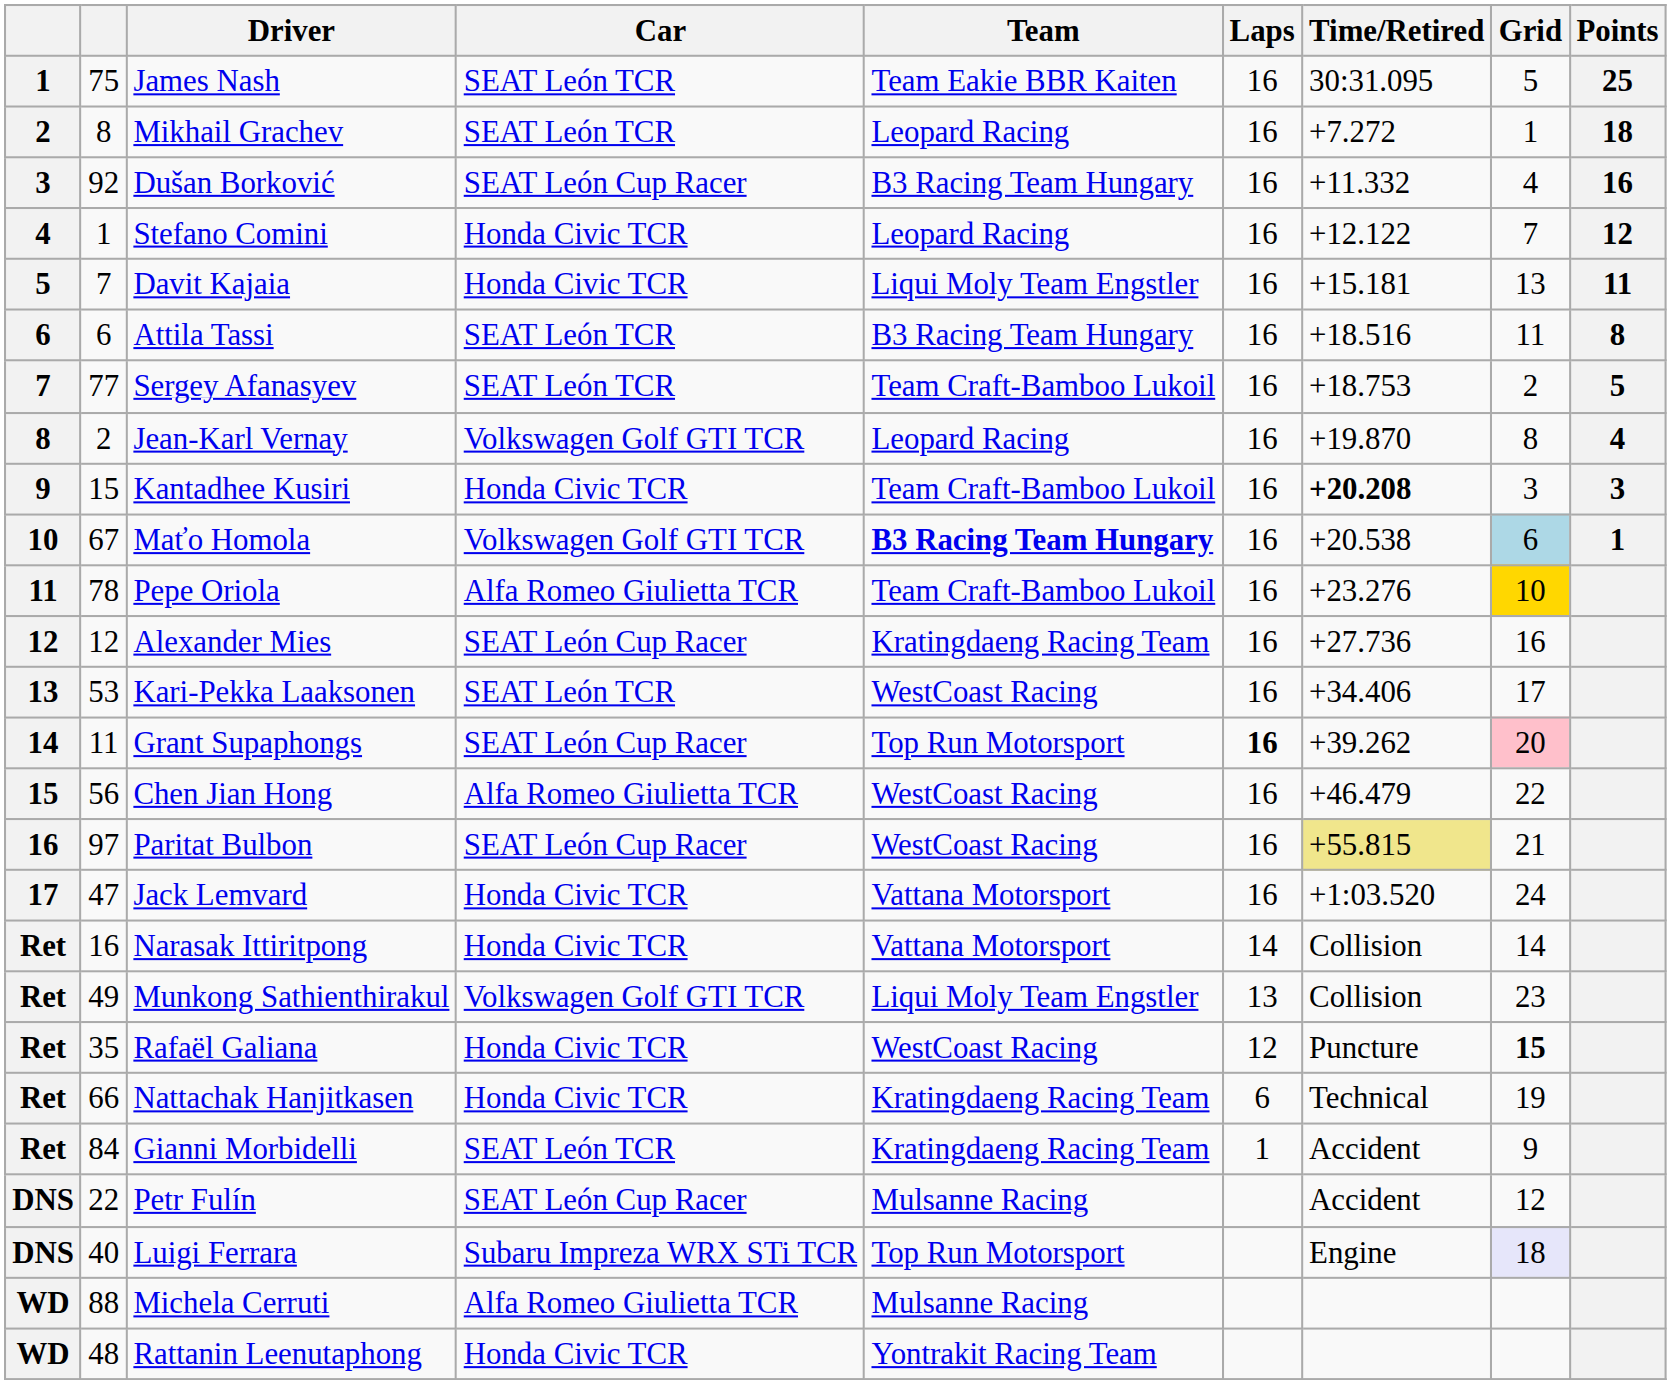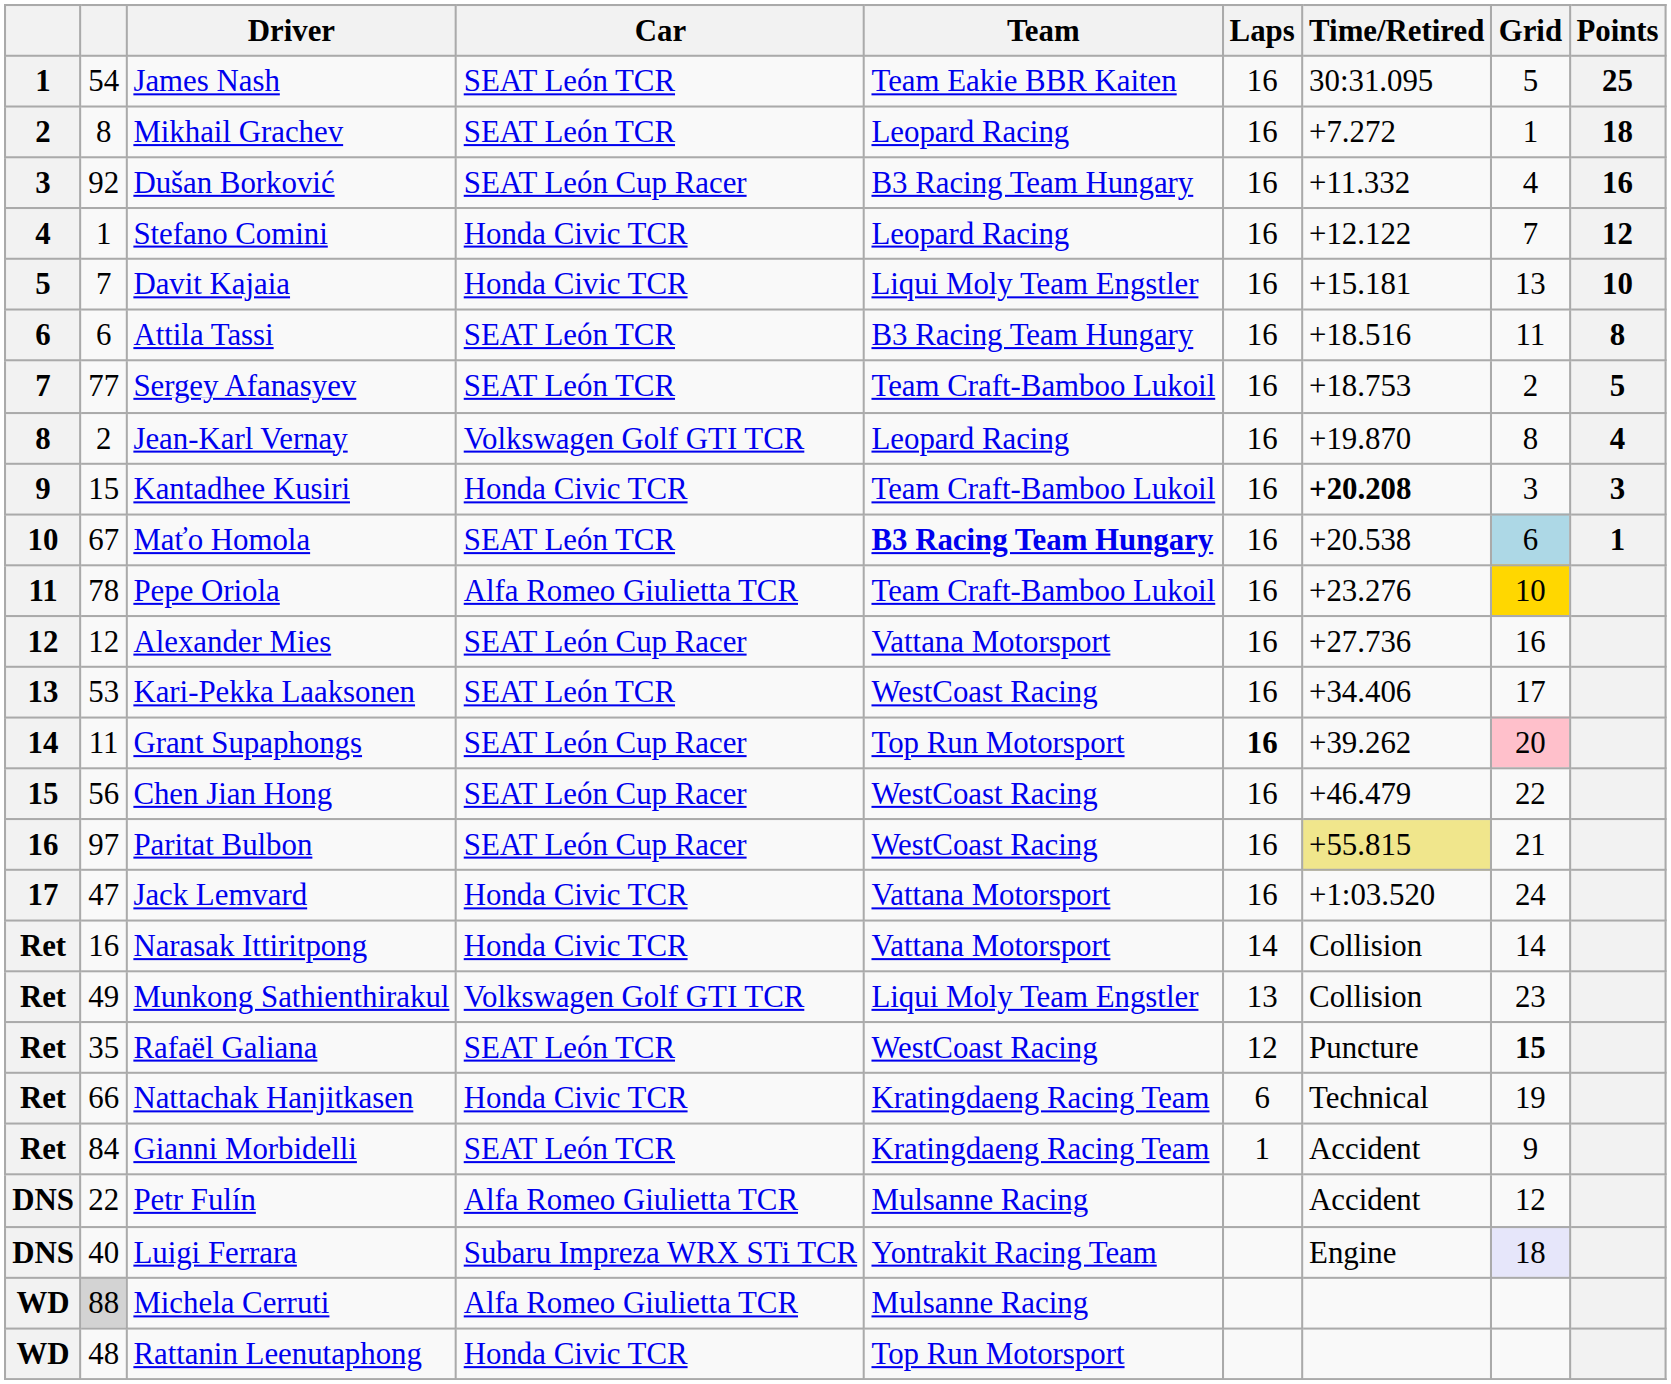(104, 81) 75 -> (104, 81) 54
(1618, 284) 11 -> (1618, 284) 10
(634, 538) Volkswagen Golf GTI TCR -> (569, 538) SEAT León TCR
(1040, 640) Kratingdaeng Racing Team -> (991, 640) Vattana Motorsport
(631, 793) Alfa Romeo Giulietta TCR -> (605, 793) SEAT León Cup Racer
(576, 1047) Honda Civic TCR -> (569, 1047) SEAT León TCR
(605, 1200) SEAT León Cup Racer -> (631, 1200) Alfa Romeo Giulietta TCR
(998, 1251) Top Run Motorsport -> (1014, 1251) Yontrakit Racing Team
(104, 1302) no background -> (104, 1302) lightgrey background
(1014, 1352) Yontrakit Racing Team -> (998, 1352) Top Run Motorsport
